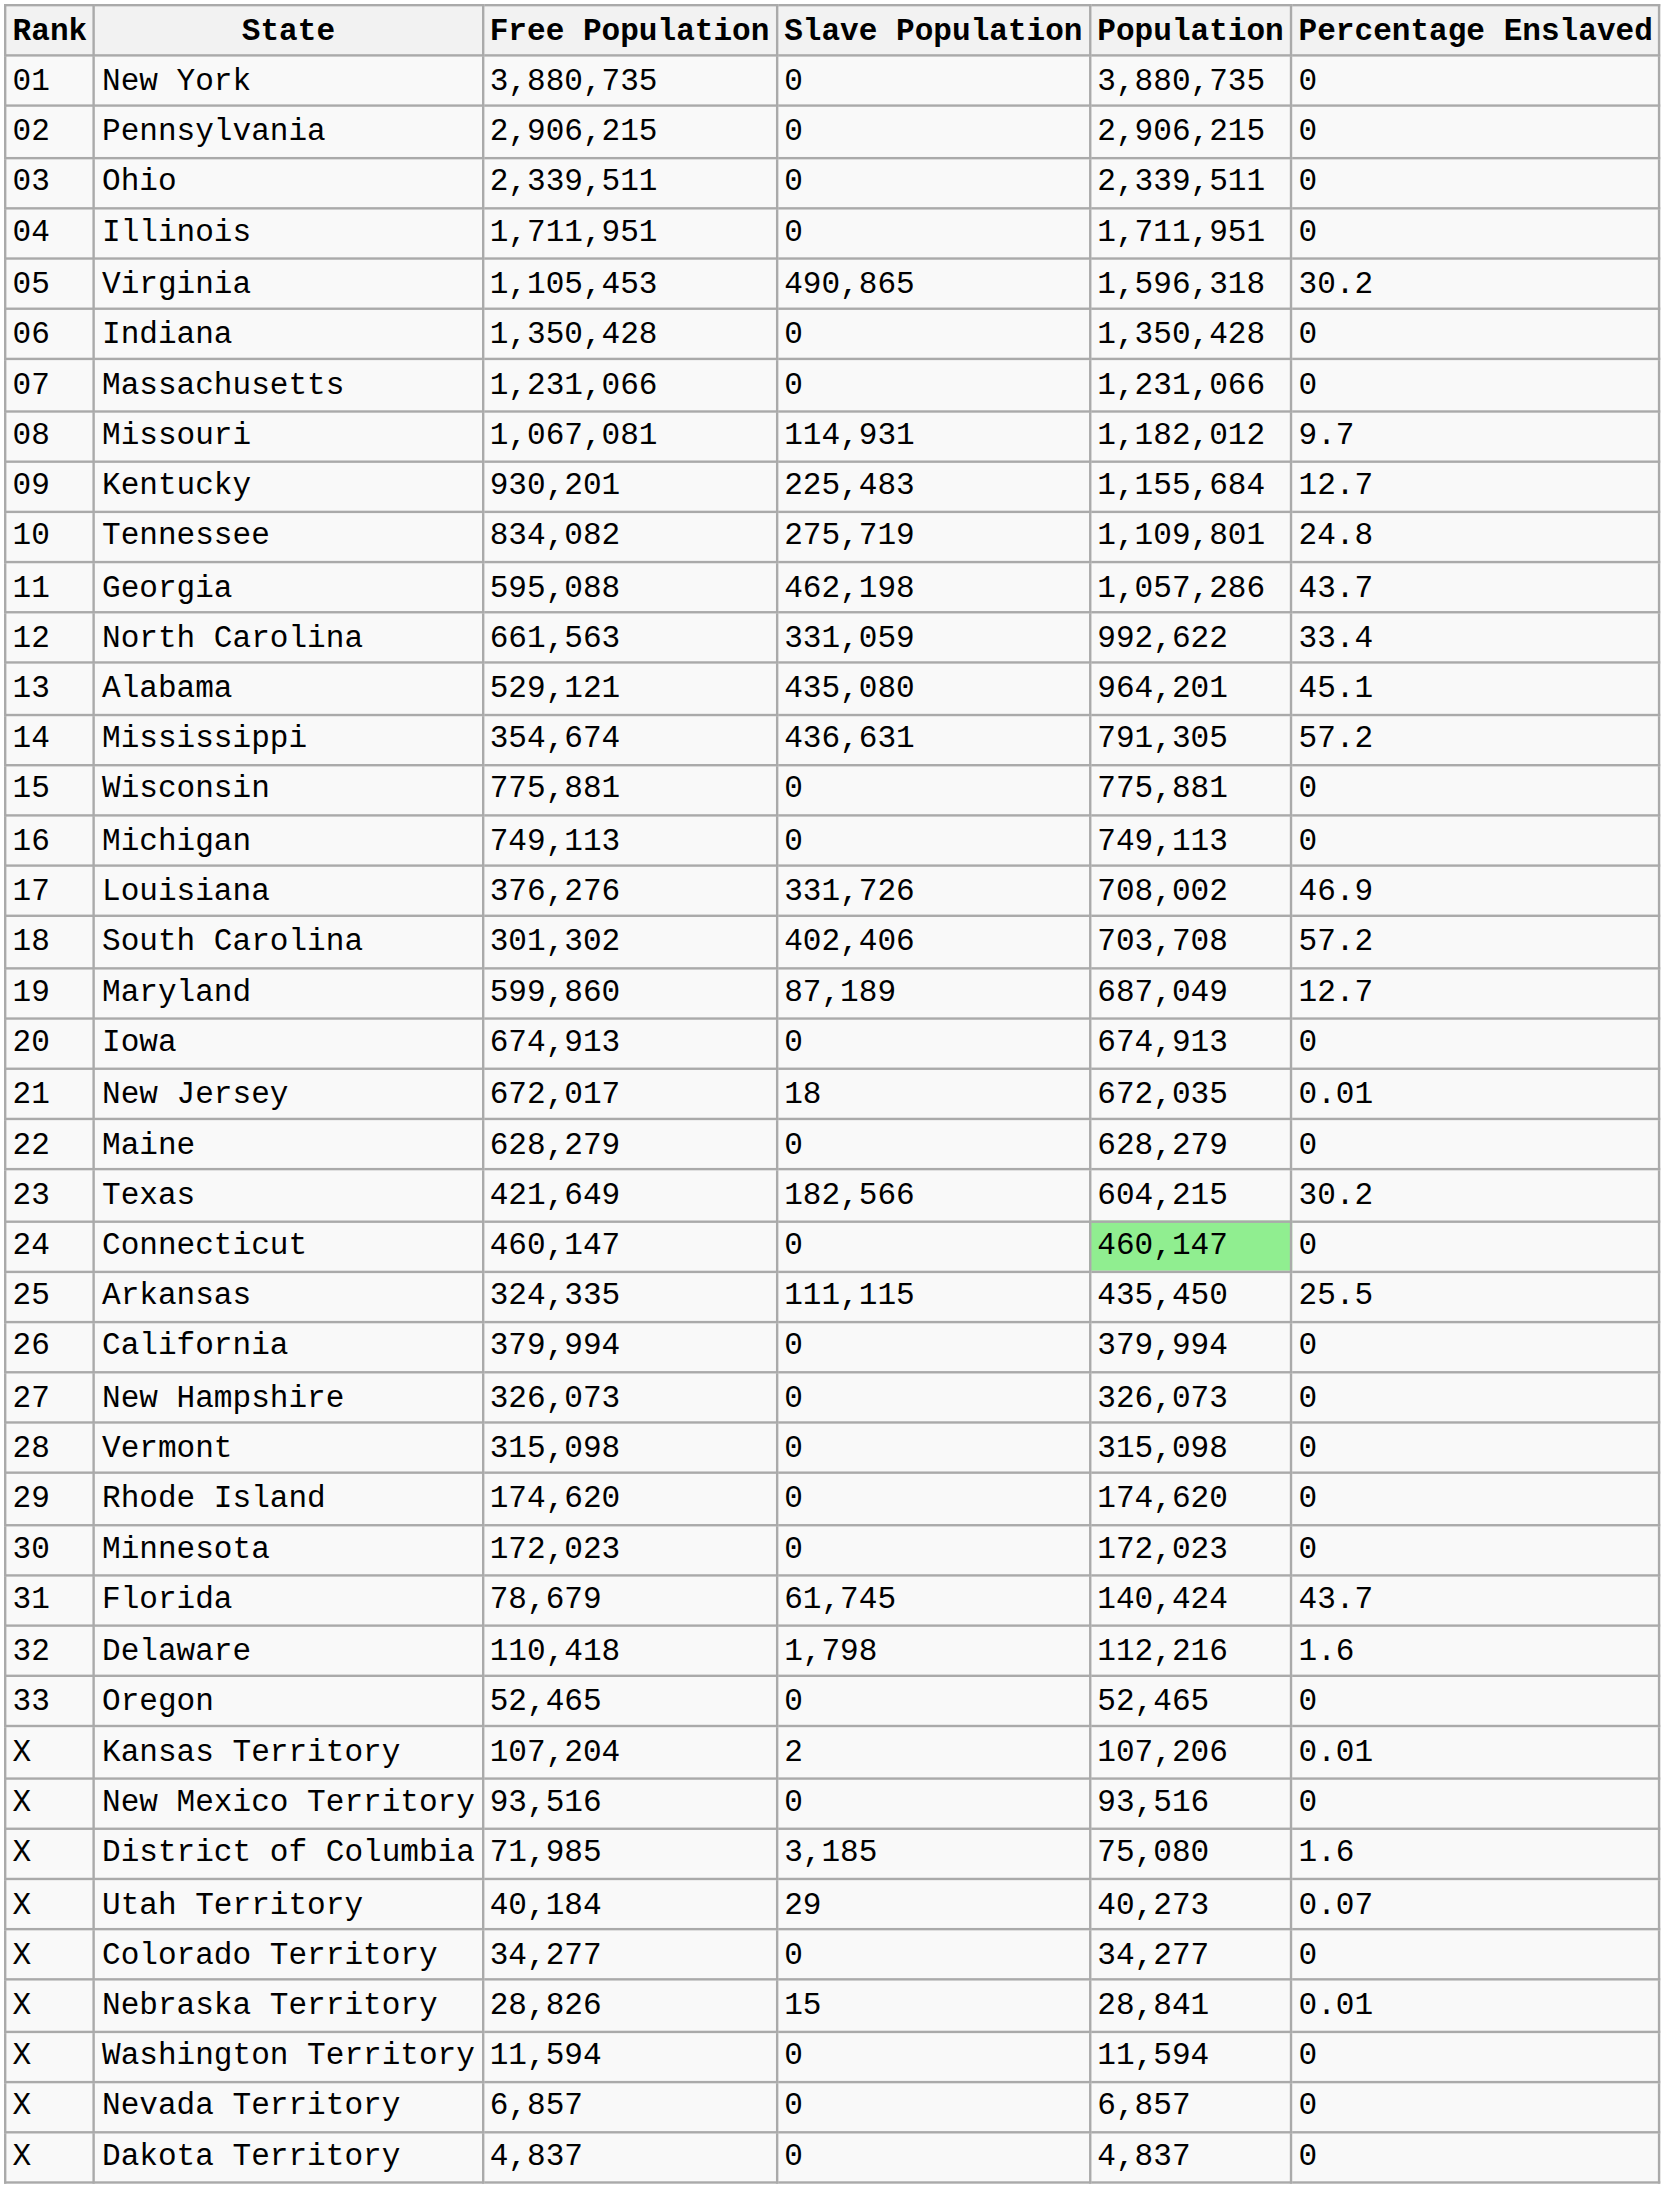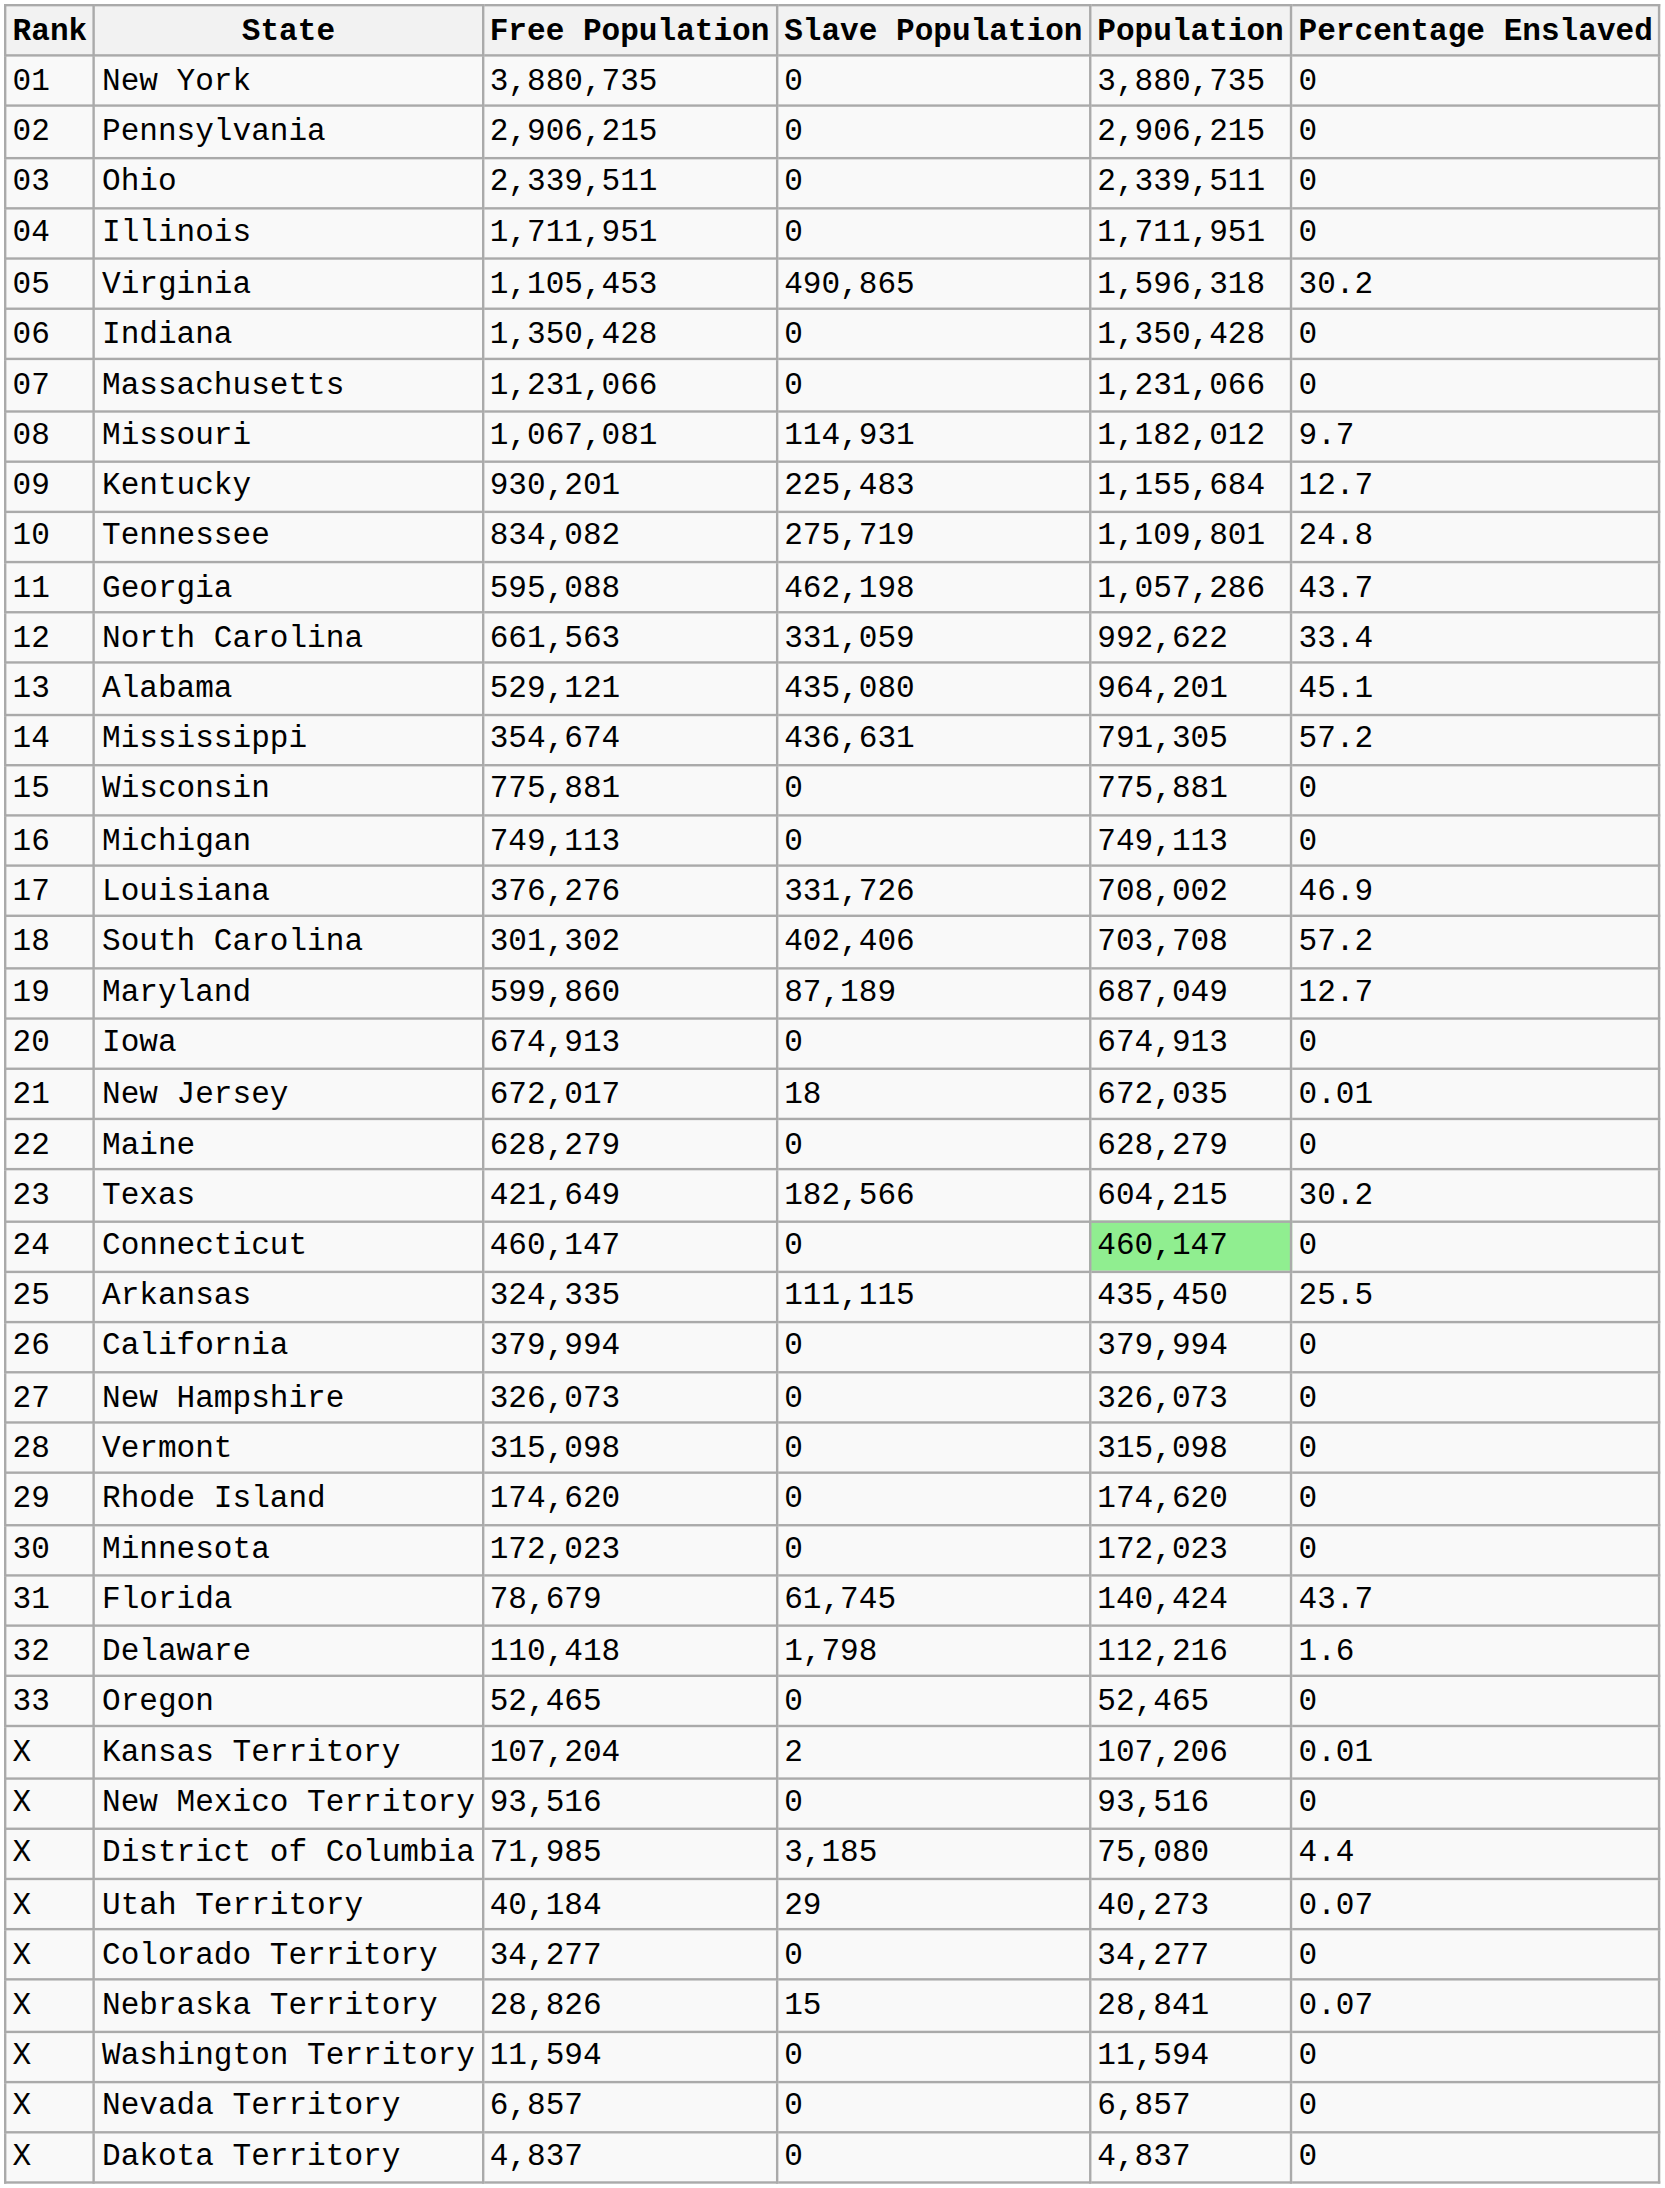(1327, 1853) 1.6 -> (1327, 1853) 4.4
(1336, 2005) 0.01 -> (1336, 2005) 0.07
